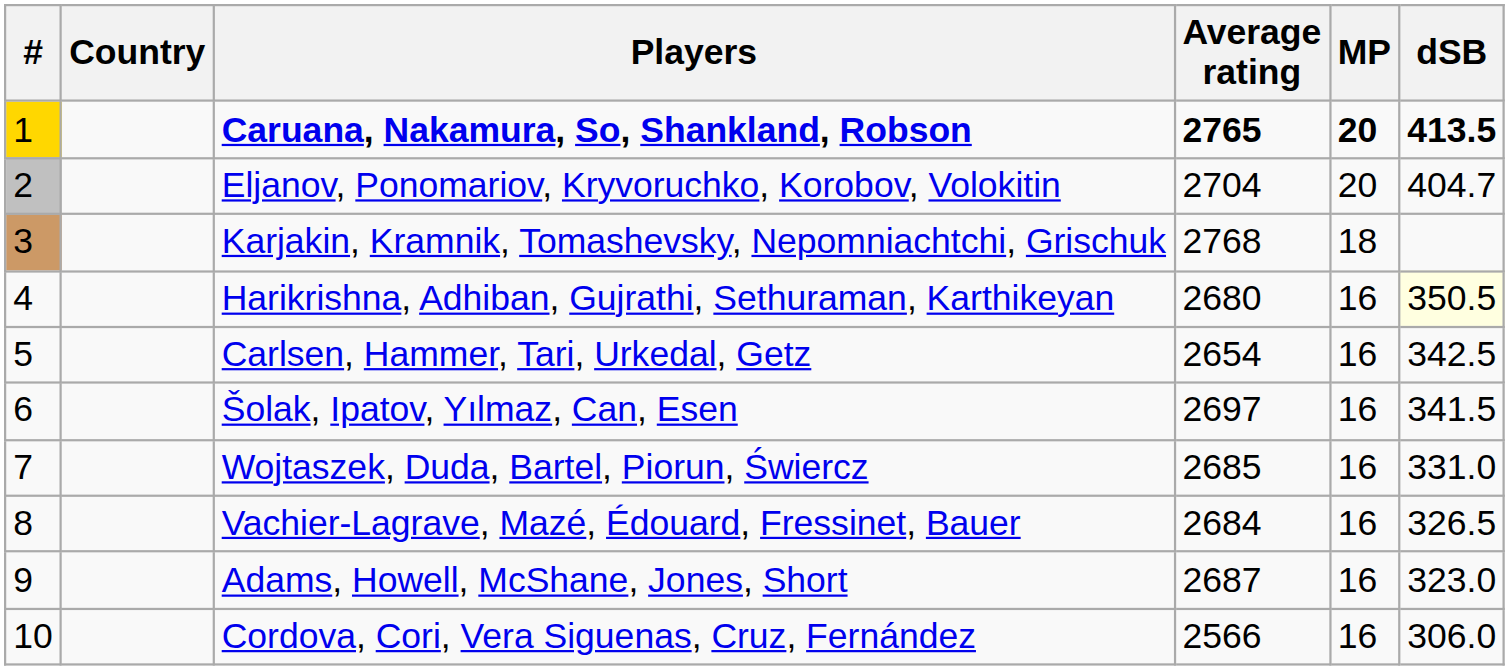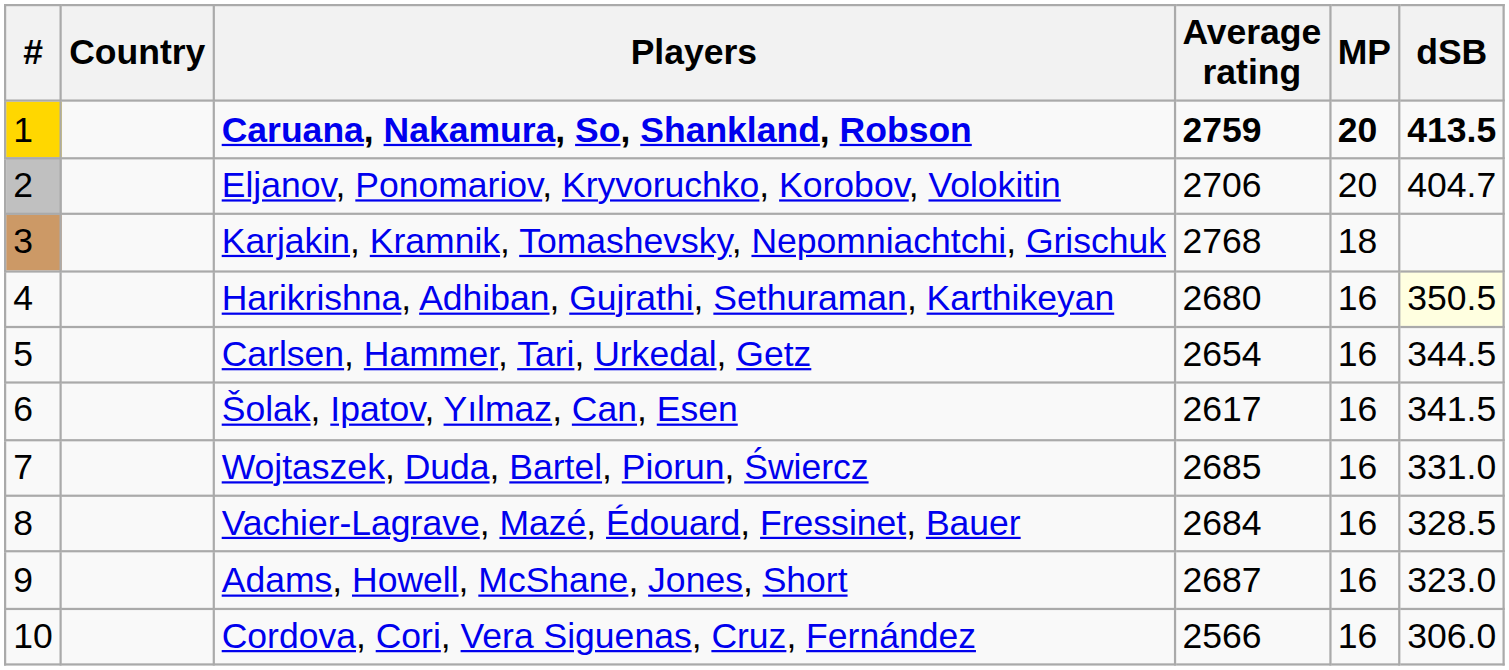(1222, 128) 2765 -> (1222, 128) 2759
(1222, 185) 2704 -> (1222, 185) 2706
(1452, 354) 342.5 -> (1452, 354) 344.5
(1222, 410) 2697 -> (1222, 410) 2617
(1452, 523) 326.5 -> (1452, 523) 328.5
